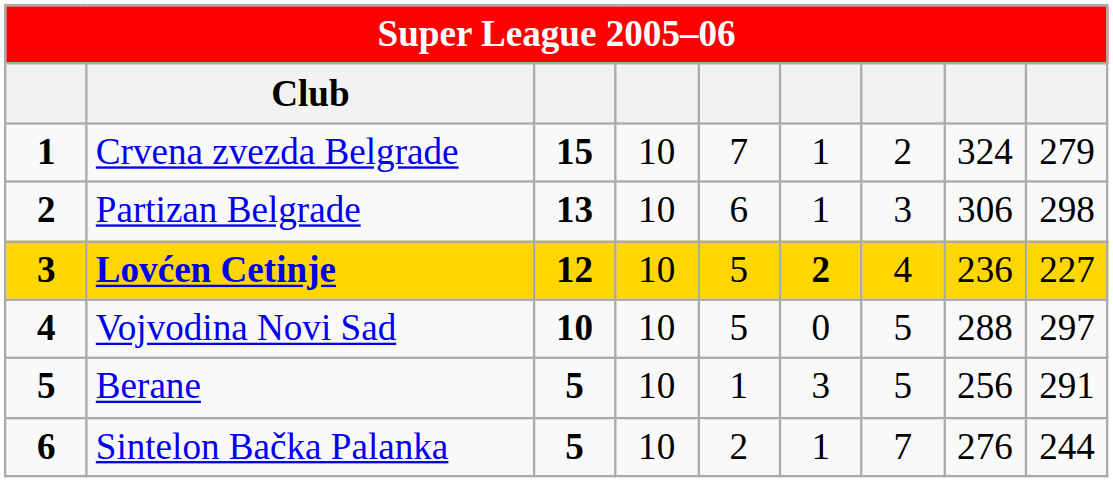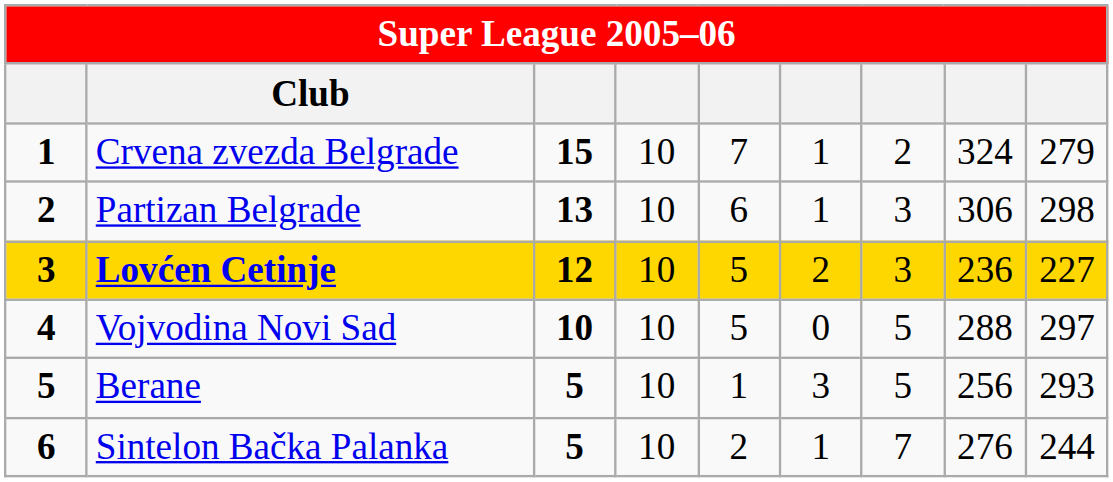(821, 269) bold -> (821, 269) normal
(903, 269) 4 -> (903, 269) 3
(1067, 387) 291 -> (1067, 387) 293
